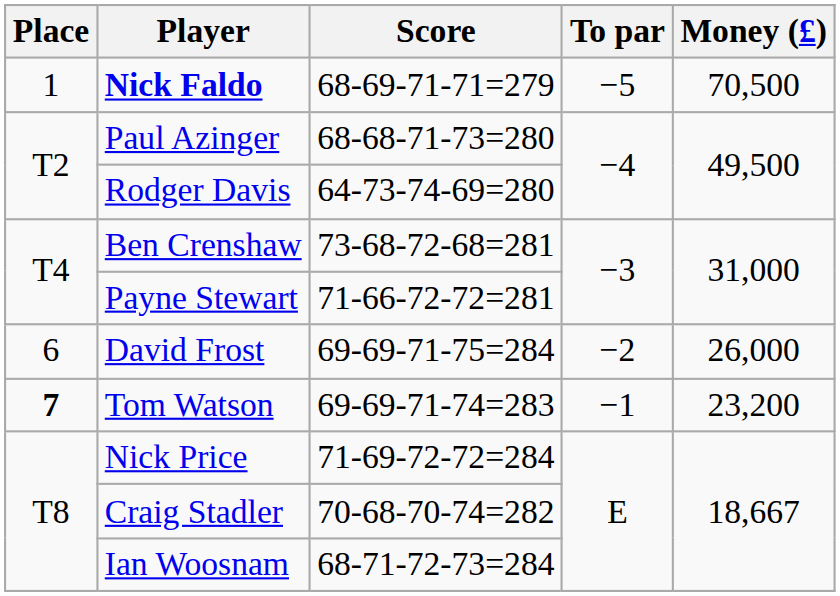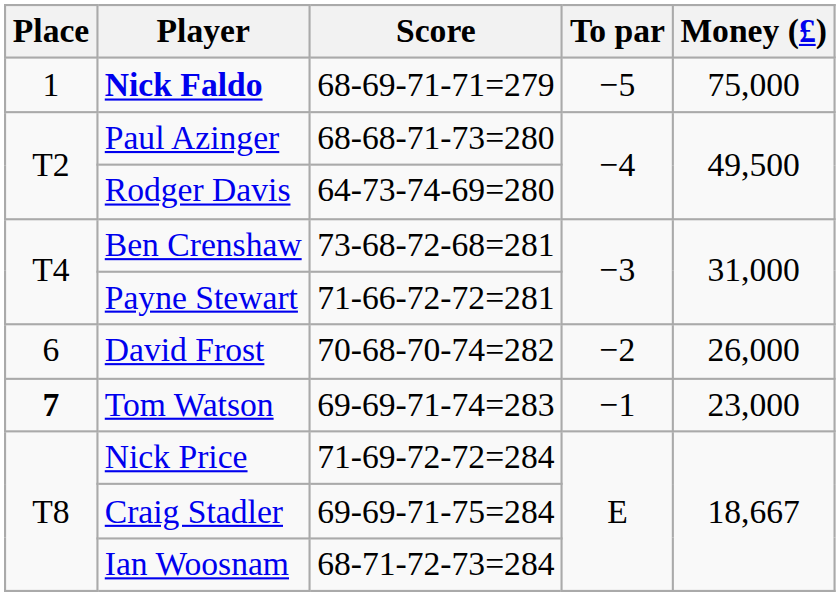(754, 84) 70,500 -> (754, 84) 75,000
(436, 350) 69-69-71-75=284 -> (436, 350) 70-68-70-74=282
(754, 404) 23,200 -> (754, 404) 23,000
(436, 510) 70-68-70-74=282 -> (436, 510) 69-69-71-75=284
